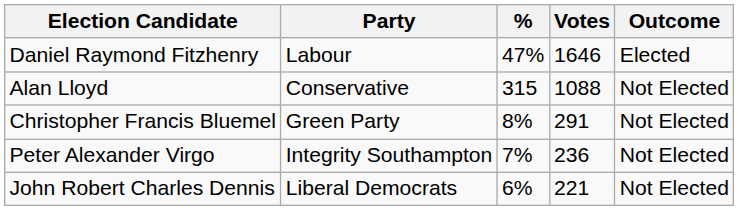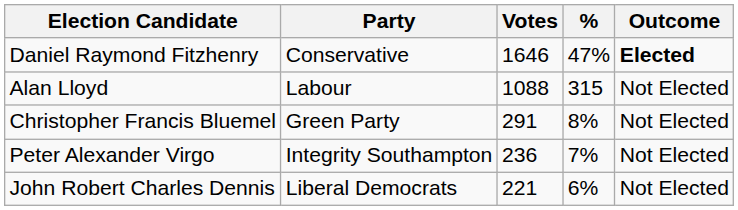columns swapped: (582, 21) <-> (523, 21)
(319, 54) Labour -> (347, 54) Conservative
(655, 54) normal -> (657, 54) bold
(347, 88) Conservative -> (319, 88) Labour
